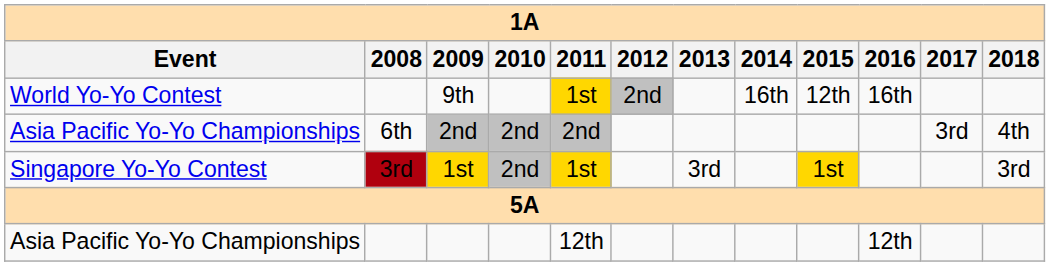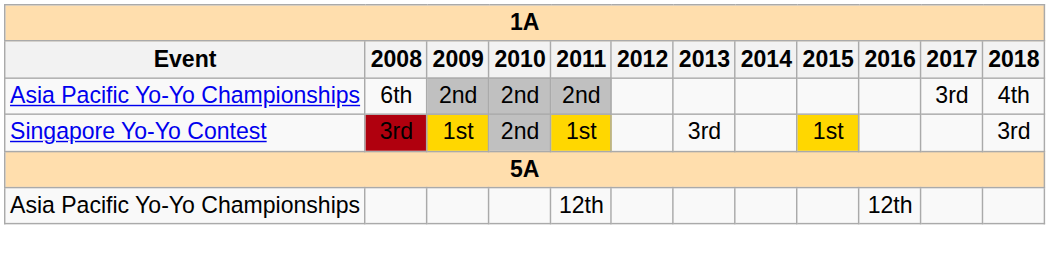- row: (458, 95)
